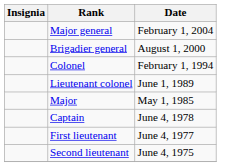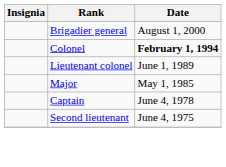- row: (81, 30)
(175, 65) normal -> (178, 48) bold
- row: (83, 135)
